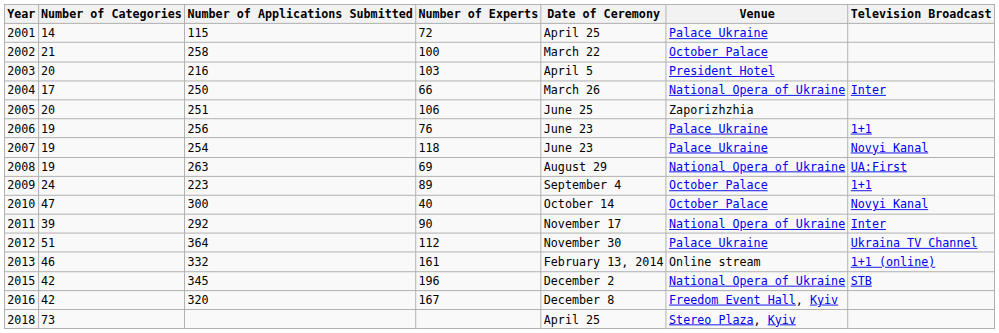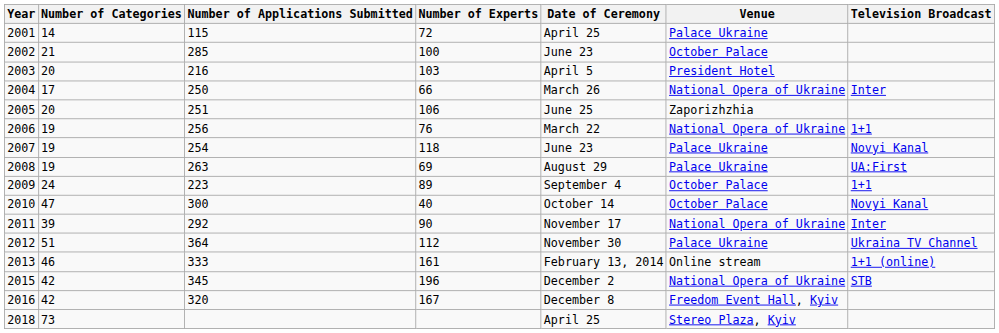(198, 52) 258 -> (198, 52) 285
(572, 52) March 22 -> (568, 52) June 23
(568, 128) June 23 -> (572, 128) March 22
(718, 128) Palace Ukraine -> (757, 128) National Opera of Ukraine
(757, 167) National Opera of Ukraine -> (718, 167) Palace Ukraine
(198, 262) 332 -> (198, 262) 333
